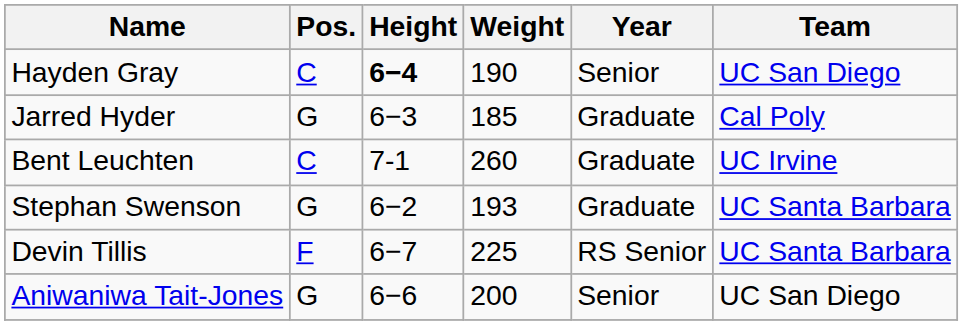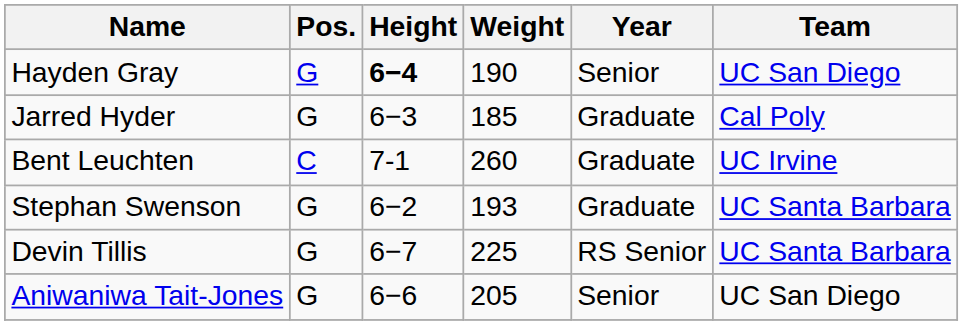(307, 71) C -> (307, 71) G
(305, 251) F -> (307, 251) G
(494, 296) 200 -> (494, 296) 205
